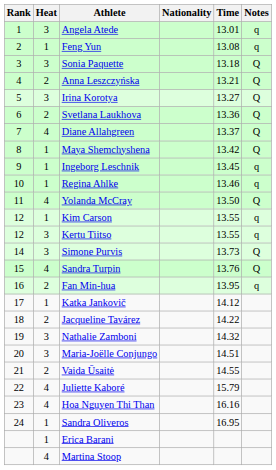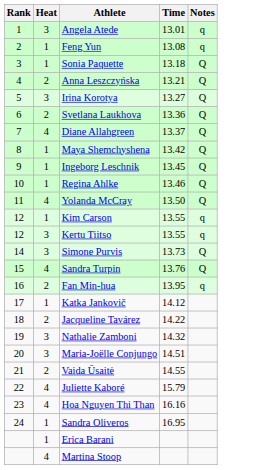- column: (187, 13)
(46, 64) 3 -> (46, 64) 1
(257, 166) q -> (202, 166) Q
(257, 183) q -> (202, 183) Q
